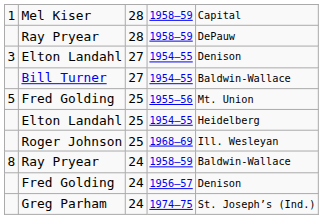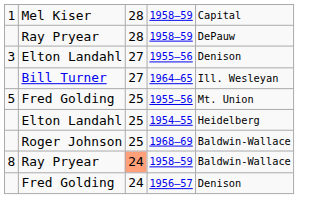(171, 57) 1954–55 -> (171, 57) 1955–56
(171, 78) 1954–55 -> (171, 78) 1964–65
(244, 78) Baldwin-Wallace -> (238, 78) Ill. Wesleyan
(238, 141) Ill. Wesleyan -> (244, 141) Baldwin-Wallace
(136, 162) no background -> (136, 162) lightsalmon background
- row: (11, 204)
